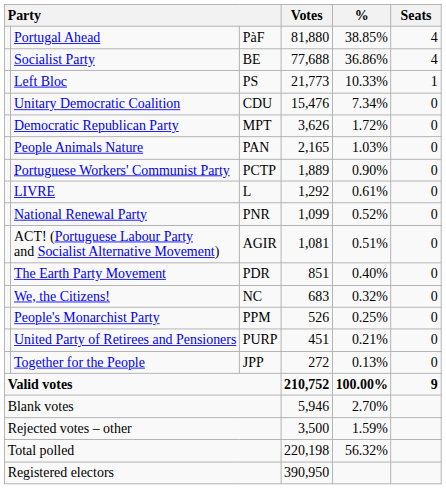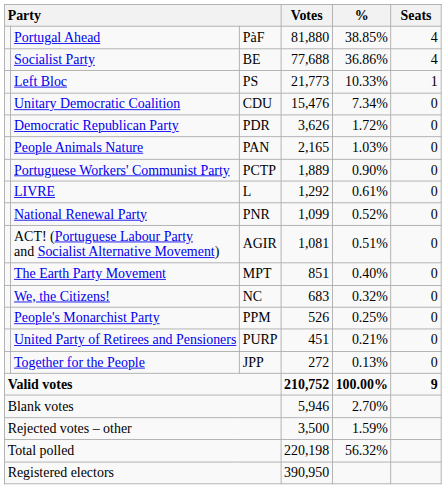(257, 125) MPT -> (256, 125) PDR
(256, 274) PDR -> (257, 274) MPT
